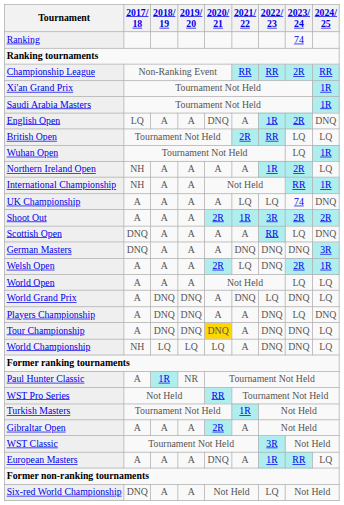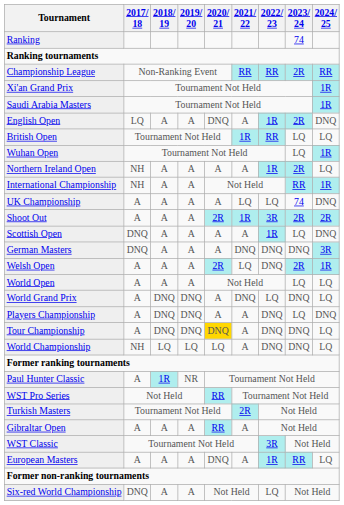(245, 136) 2R -> (245, 136) 1R
(272, 233) RR -> (272, 233) 1R
(245, 411) 1R -> (245, 411) 2R
(218, 427) 2R -> (218, 427) RR
